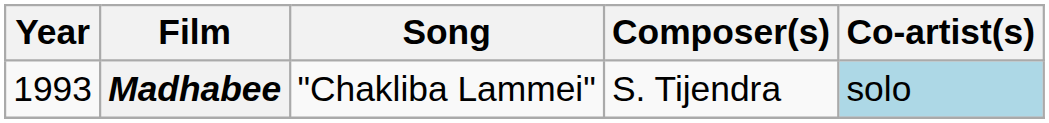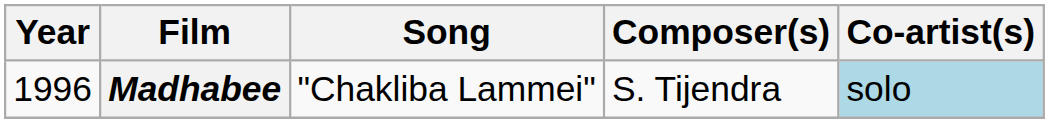(53, 88) 1993 -> (53, 88) 1996
